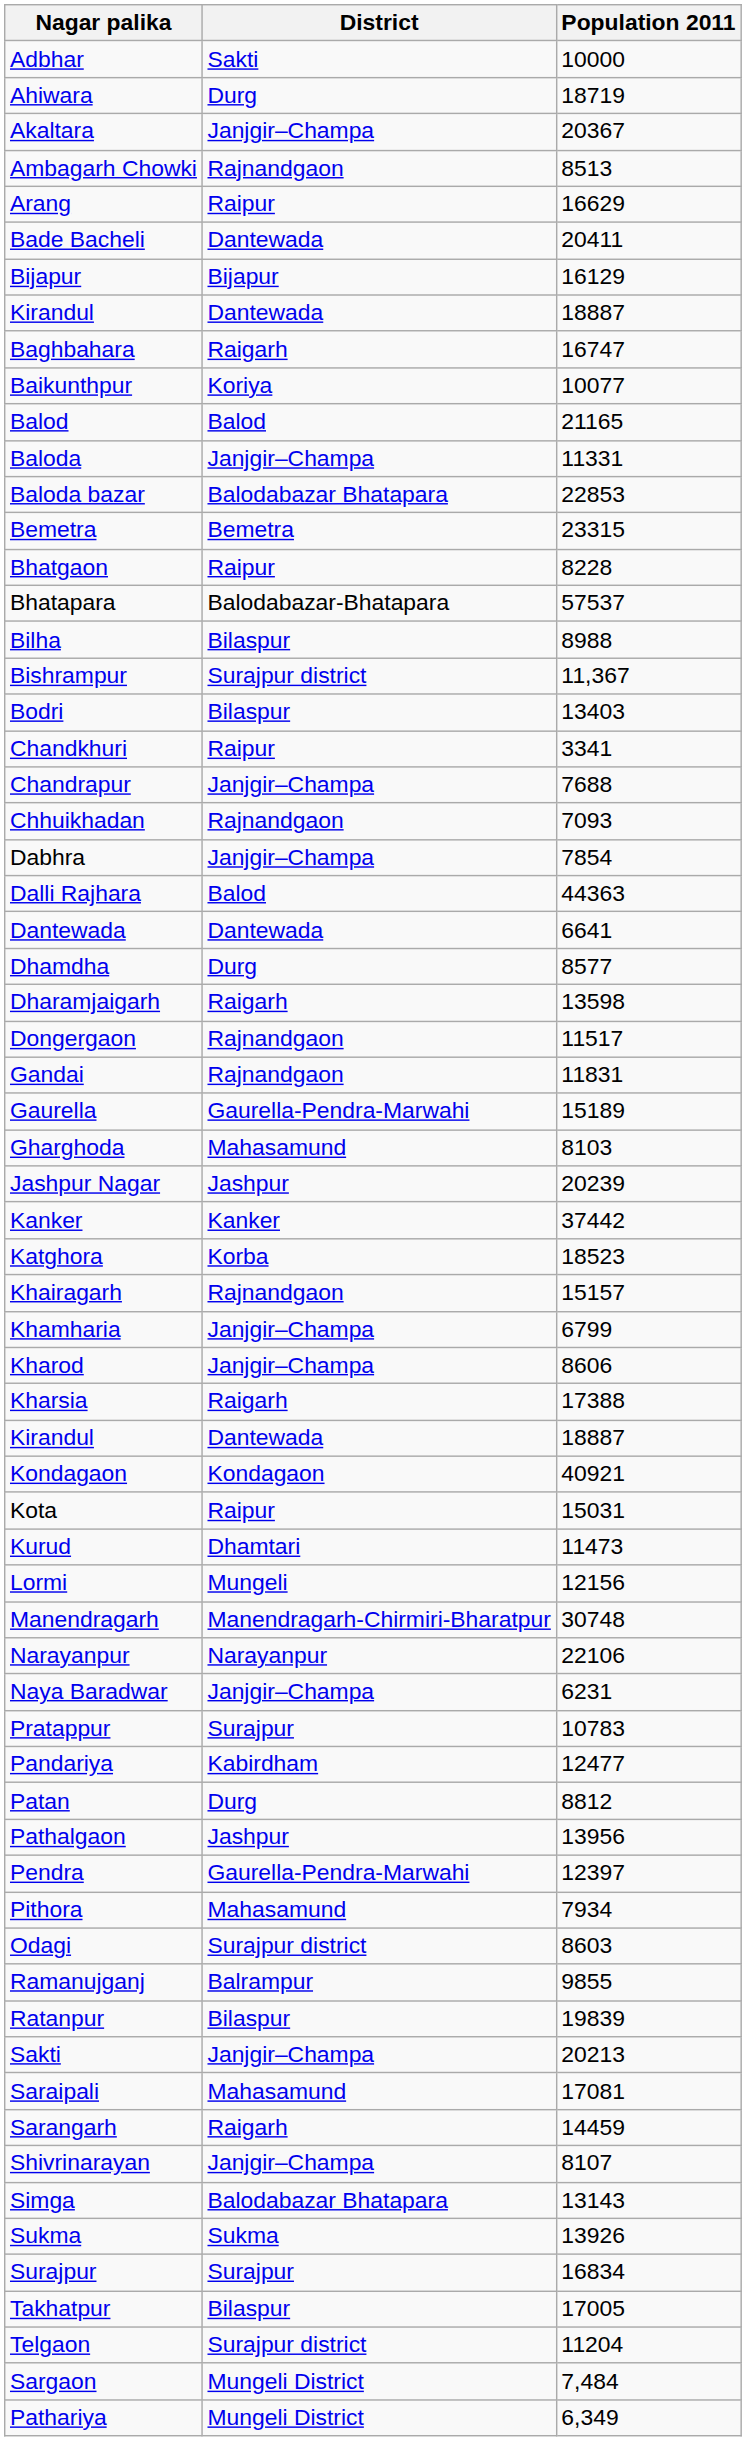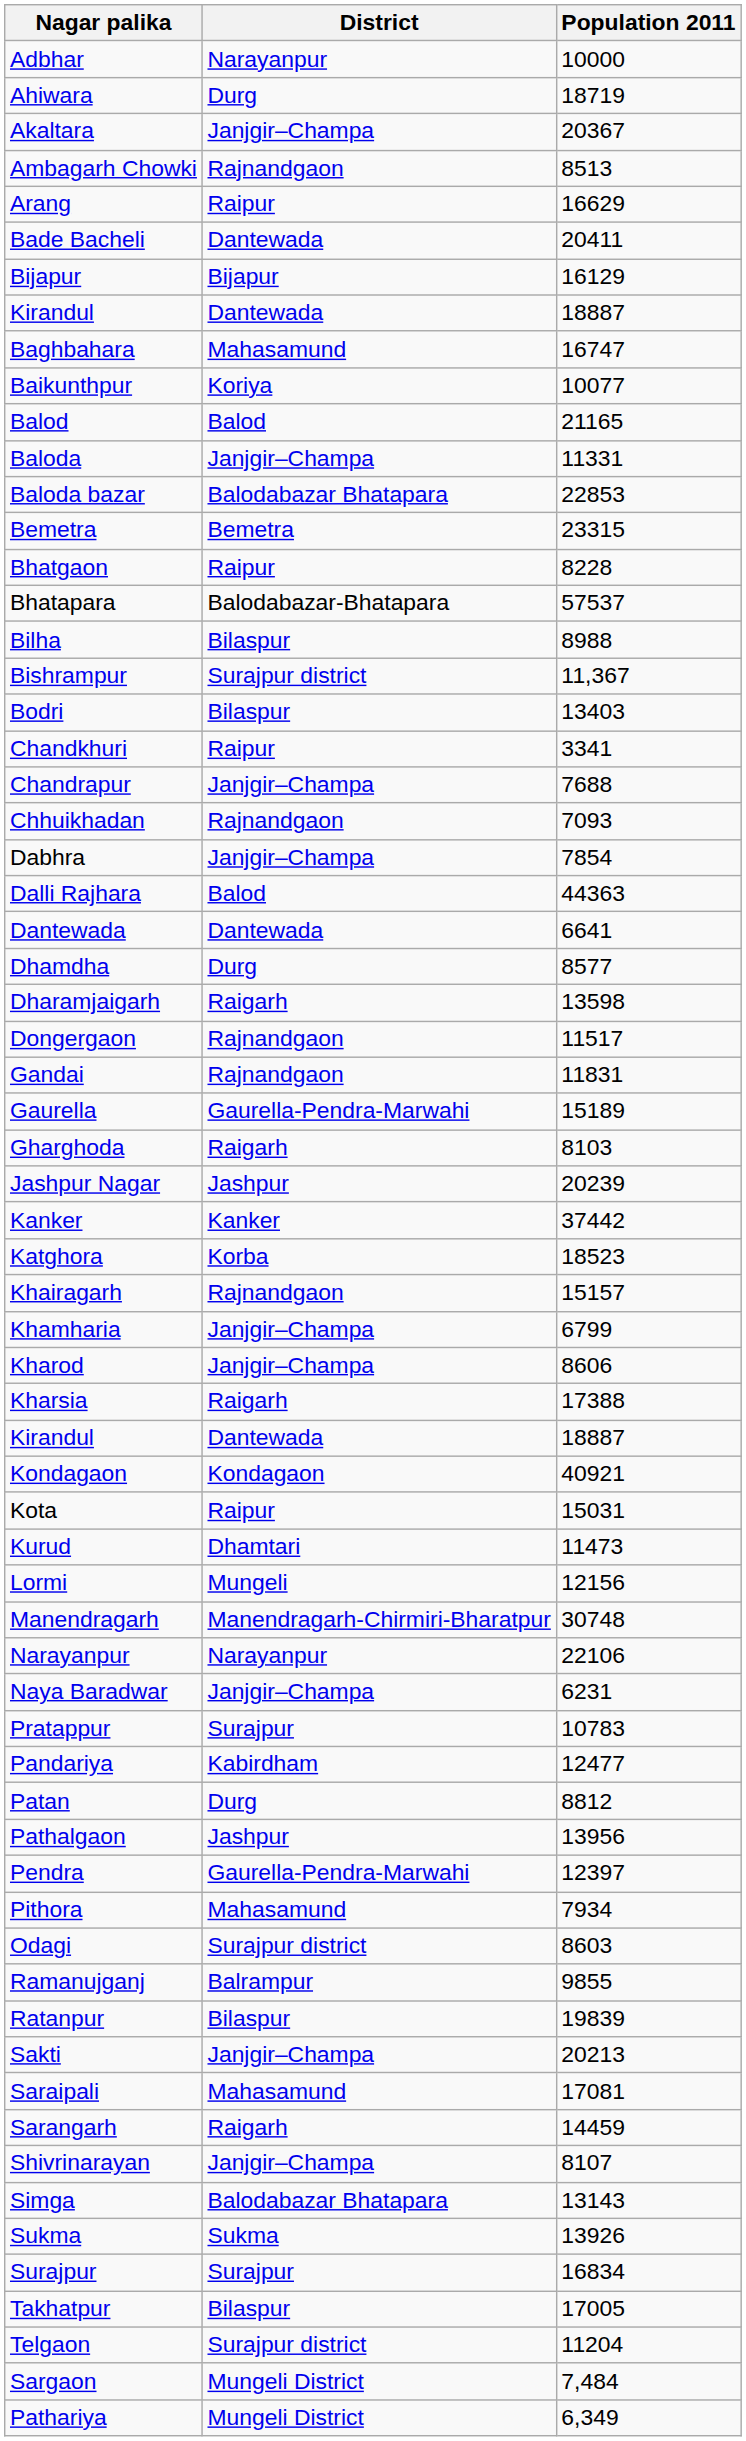(233, 58) Sakti -> (267, 58) Narayanpur
(248, 349) Raigarh -> (277, 349) Mahasamund
(277, 1147) Mahasamund -> (248, 1147) Raigarh
